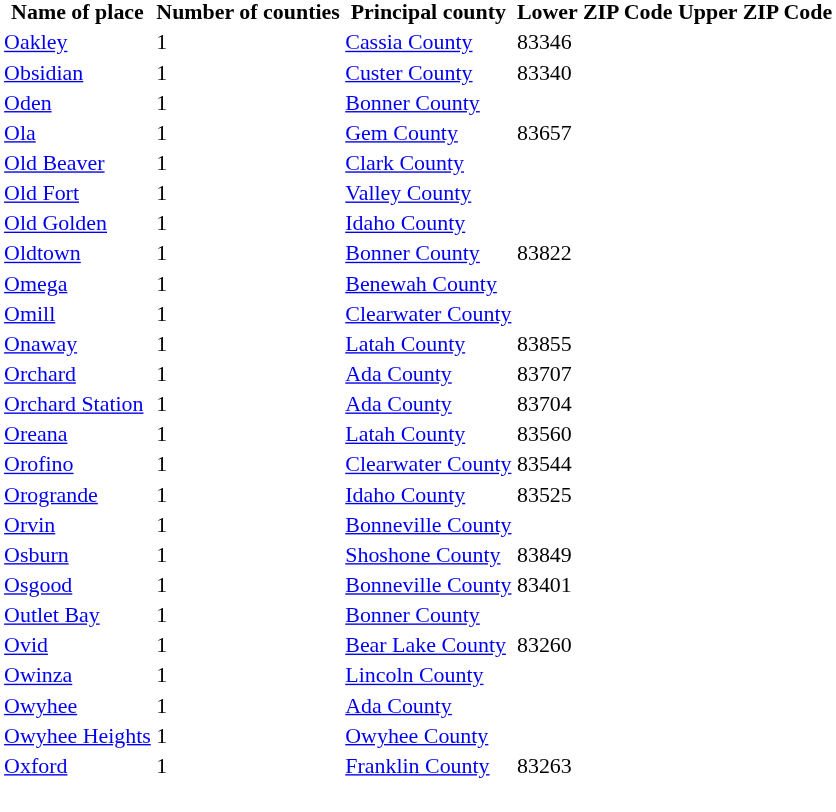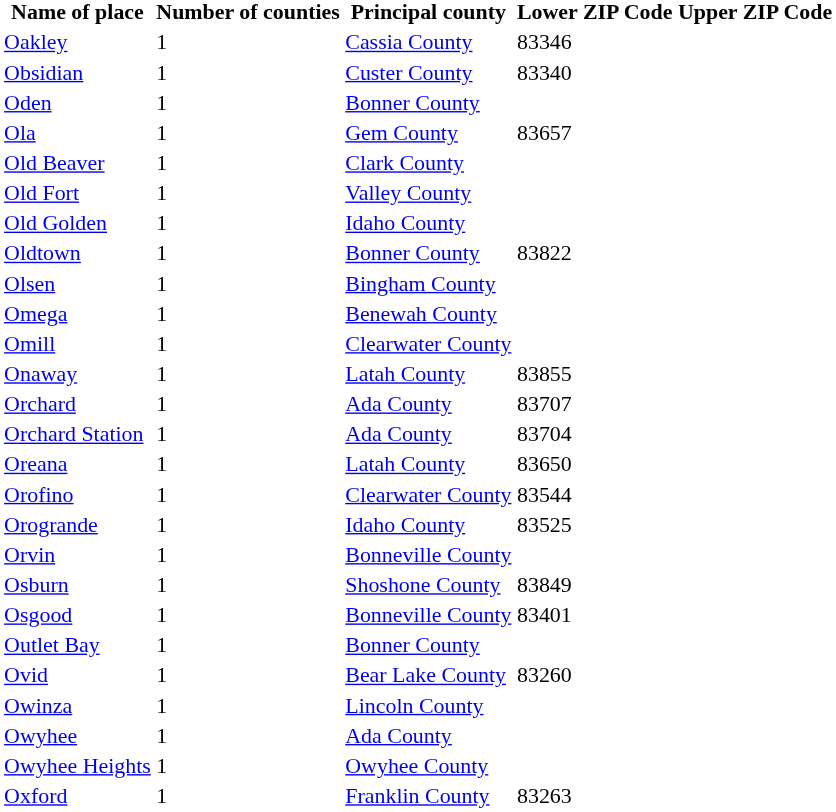+ row: (30, 283)
(544, 434) 83560 -> (544, 464) 83650
